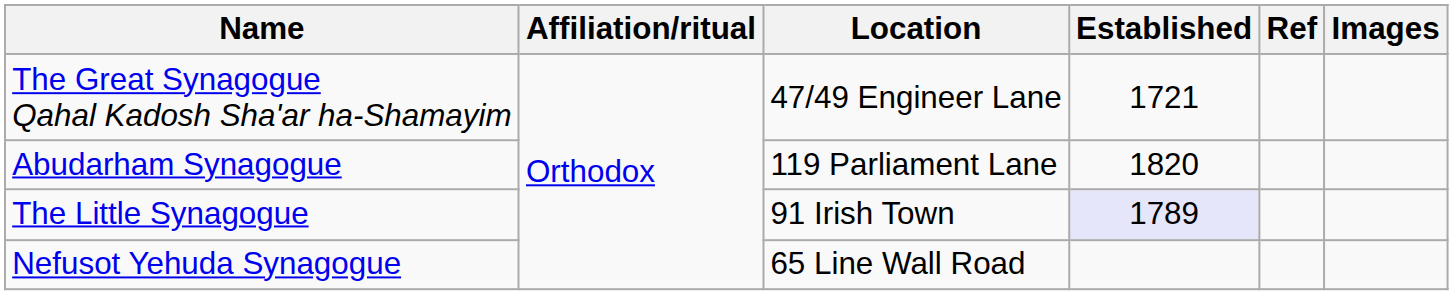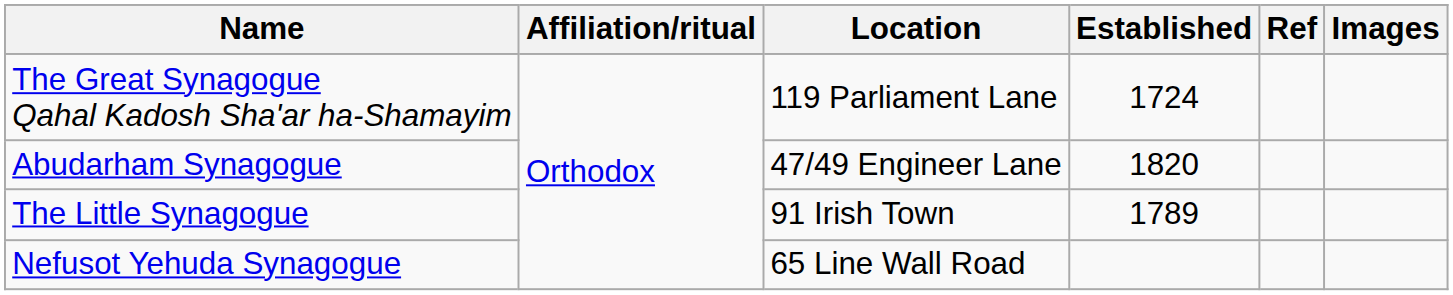(916, 96) 47/49 Engineer Lane -> (914, 96) 119 Parliament Lane
(1164, 96) 1721 -> (1164, 96) 1724
(914, 164) 119 Parliament Lane -> (916, 164) 47/49 Engineer Lane
(1164, 213) lavender background -> (1164, 213) no background
